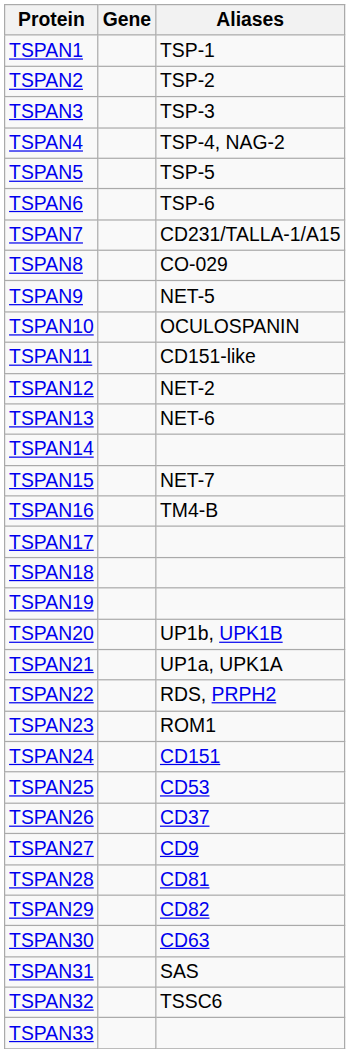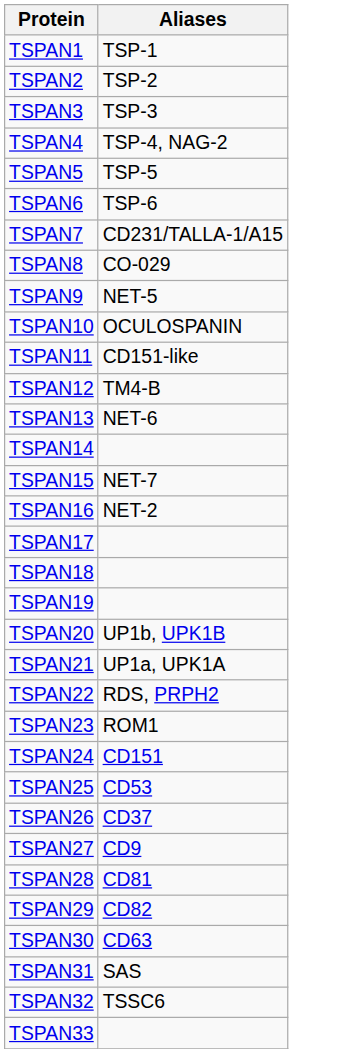- column: (127, 19)
(187, 388) NET-2 -> (132, 388) TM4-B
(189, 511) TM4-B -> (130, 511) NET-2
